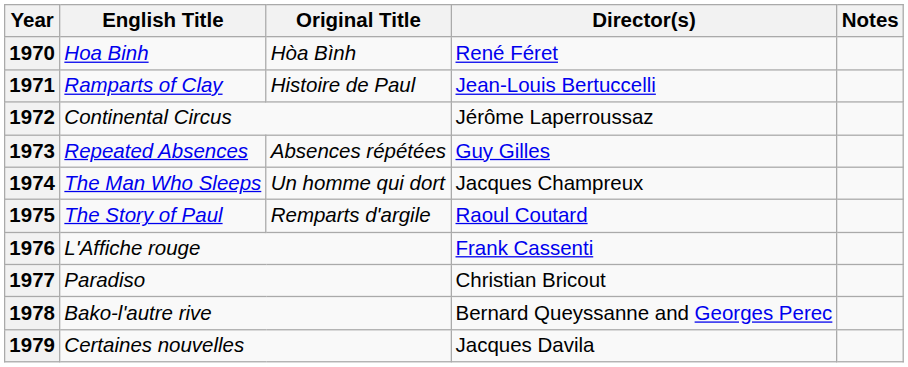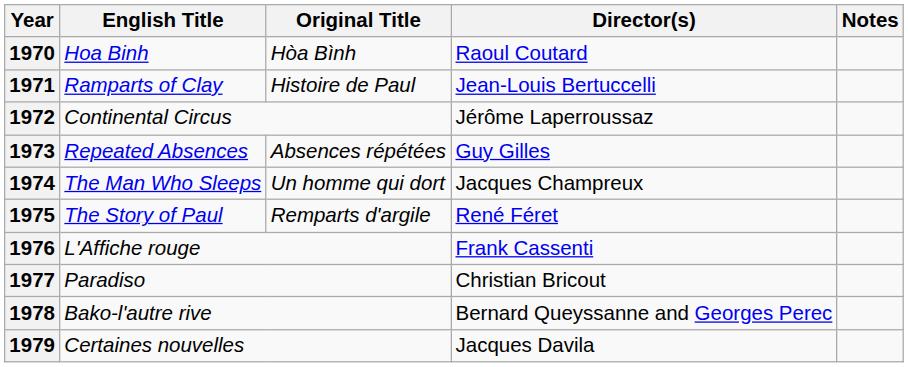(507, 53) René Féret -> (522, 53) Raoul Coutard
(522, 215) Raoul Coutard -> (507, 215) René Féret
